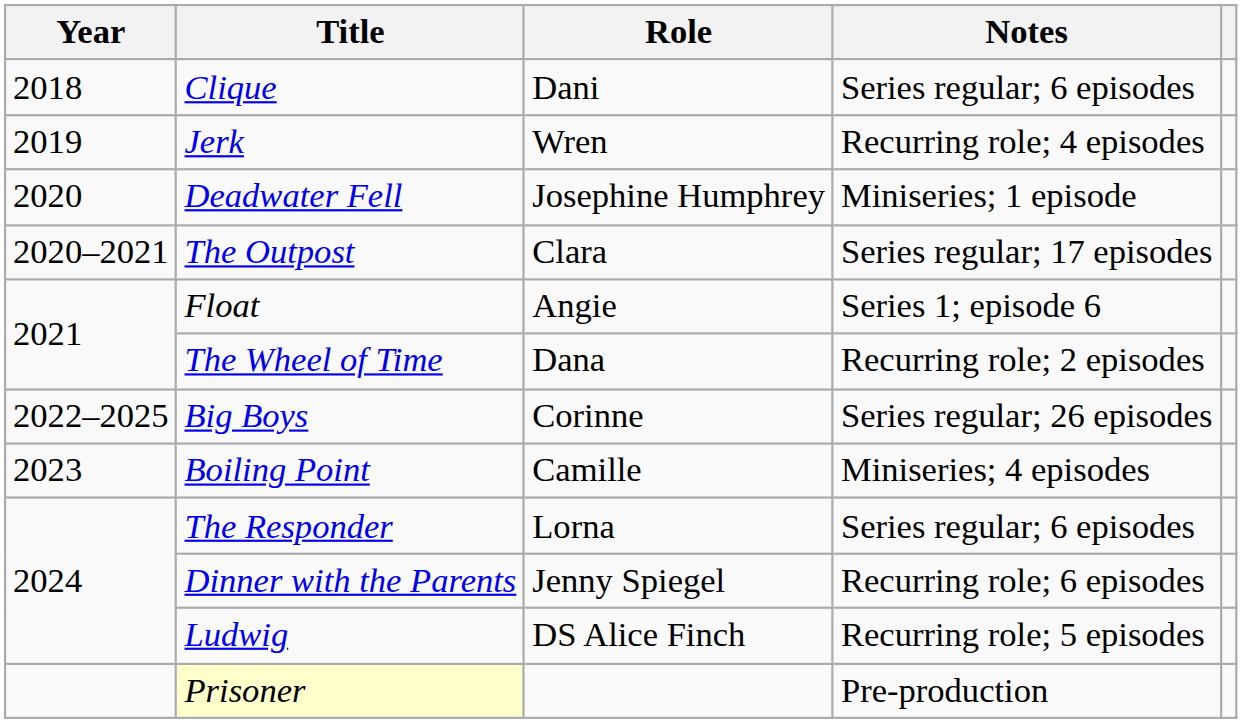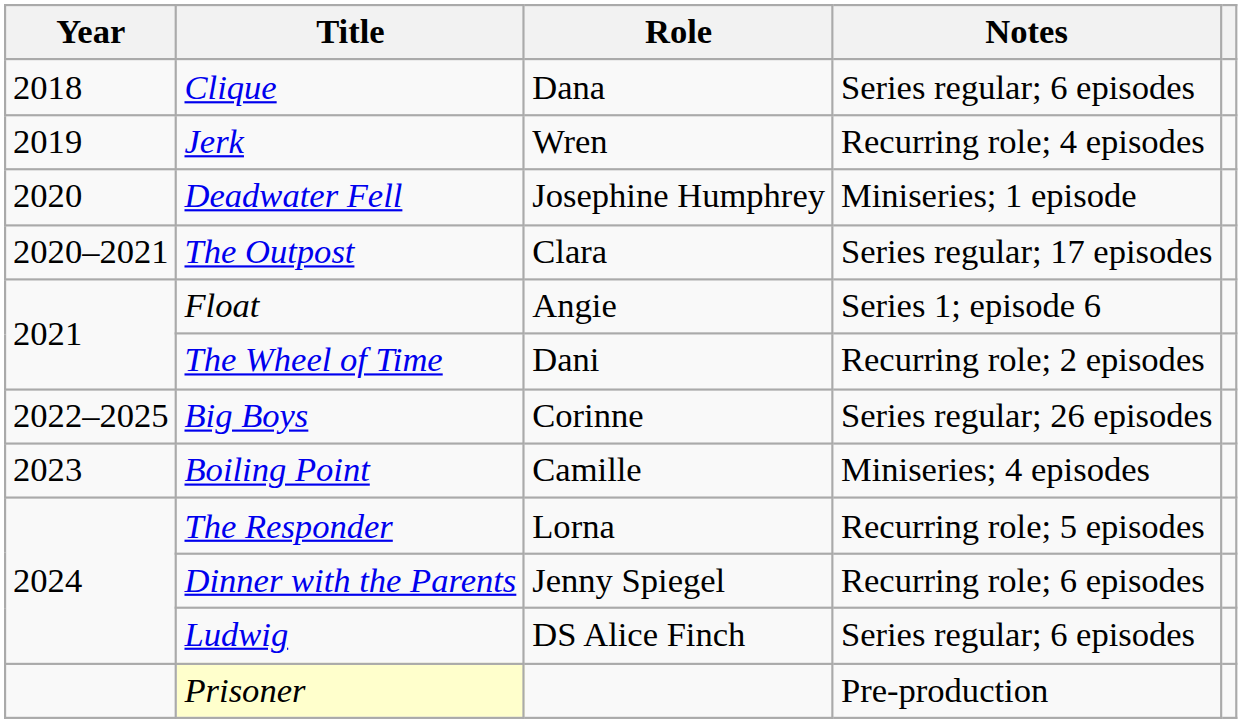(566, 86) Dani -> (569, 86) Dana
(569, 360) Dana -> (566, 360) Dani
(1018, 525) Series regular; 6 episodes -> (1023, 525) Recurring role; 5 episodes
(1023, 634) Recurring role; 5 episodes -> (1018, 634) Series regular; 6 episodes
